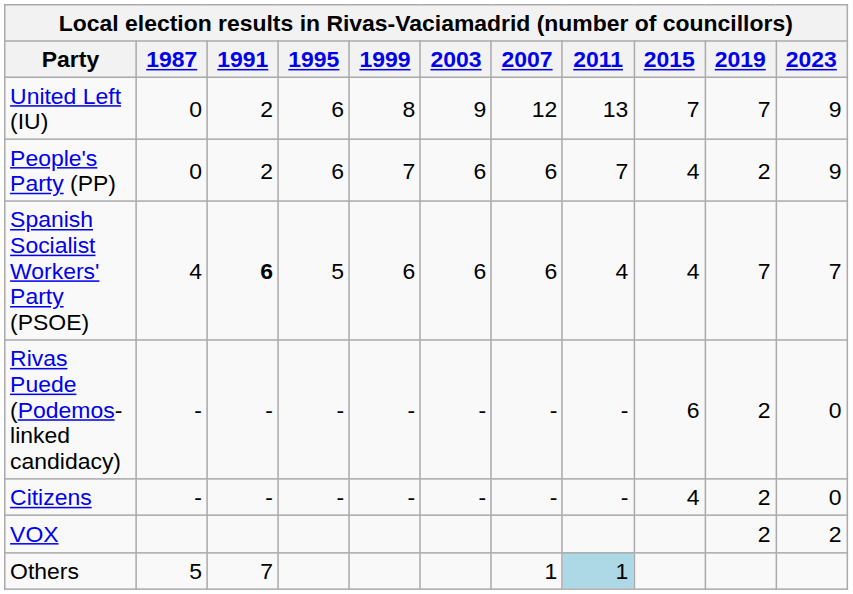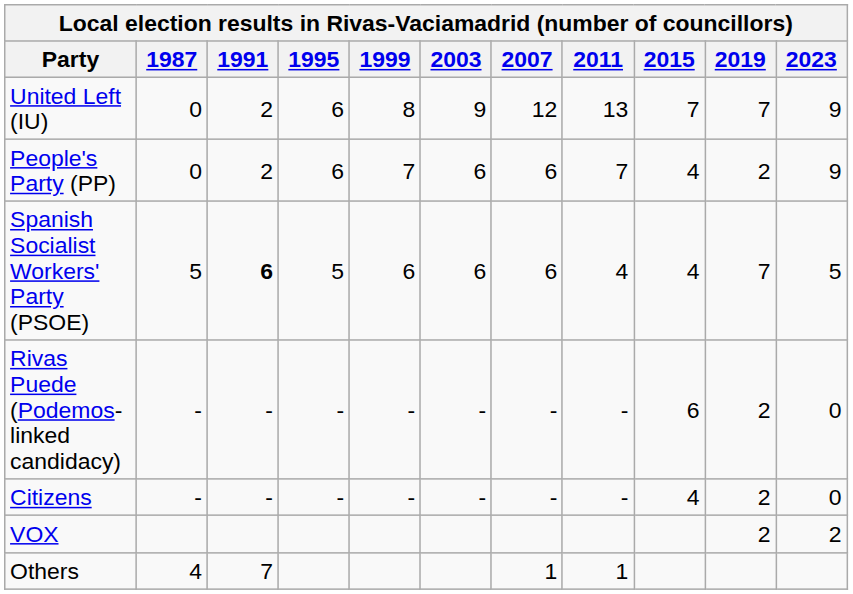(196, 271) 4 -> (196, 271) 5
(835, 271) 7 -> (835, 271) 5
(196, 570) 5 -> (196, 570) 4
(622, 570) lightblue background -> (622, 570) no background
